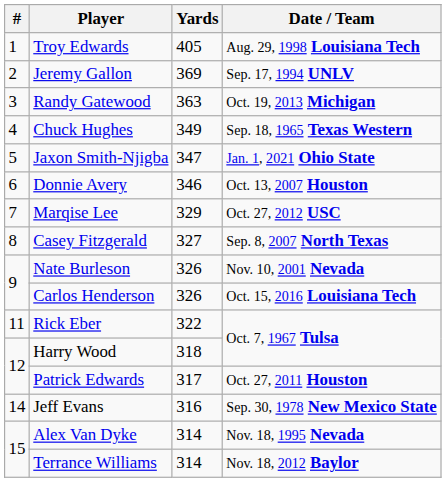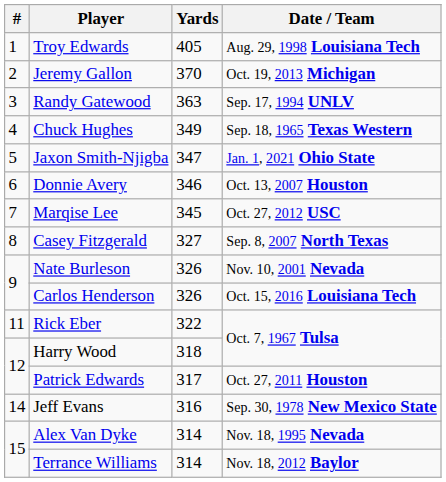(189, 74) 369 -> (189, 74) 370
(290, 74) Sep. 17, 1994 UNLV -> (301, 74) Oct. 19, 2013 Michigan
(301, 102) Oct. 19, 2013 Michigan -> (290, 102) Sep. 17, 1994 UNLV
(189, 213) 329 -> (189, 213) 345
